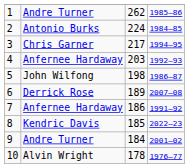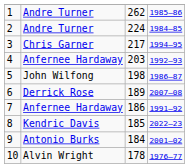(61, 28) Antonio Burks -> (58, 28) Andre Turner
(58, 139) Andre Turner -> (61, 139) Antonio Burks
